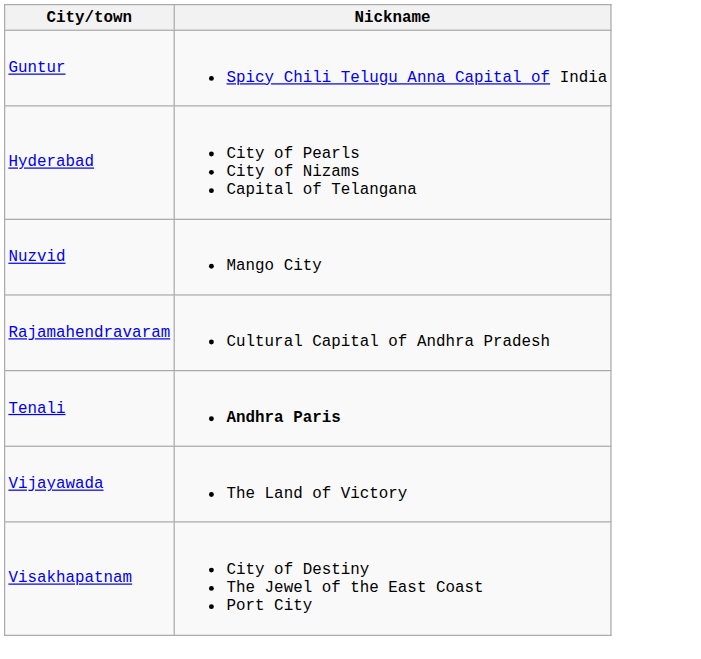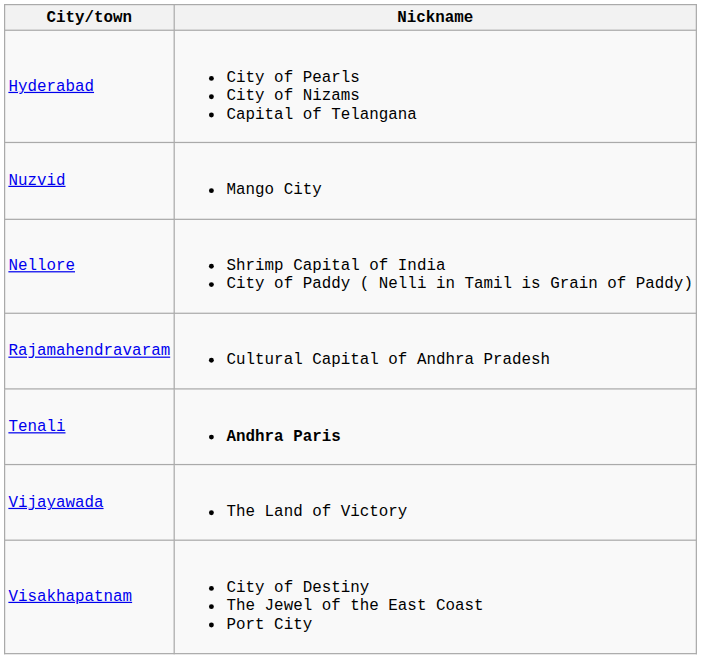- row: (37, 68)
+ row: (42, 266)
